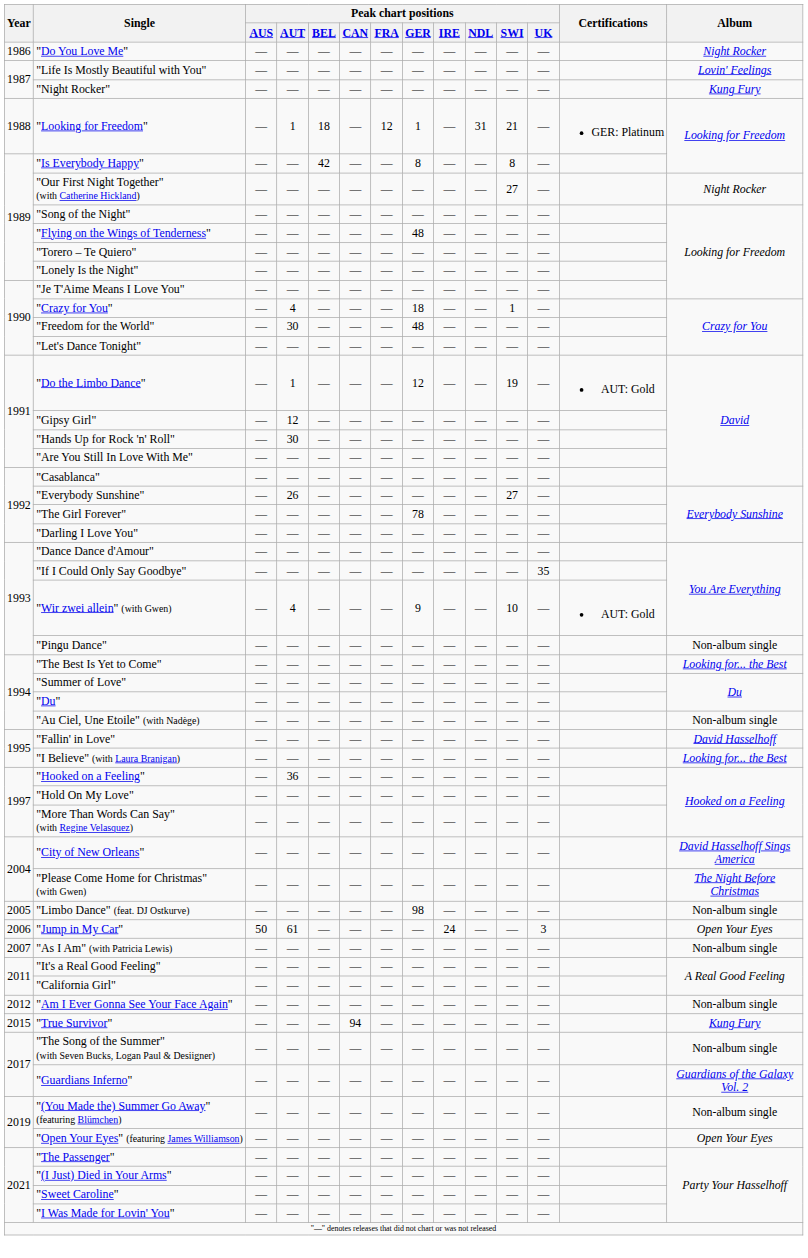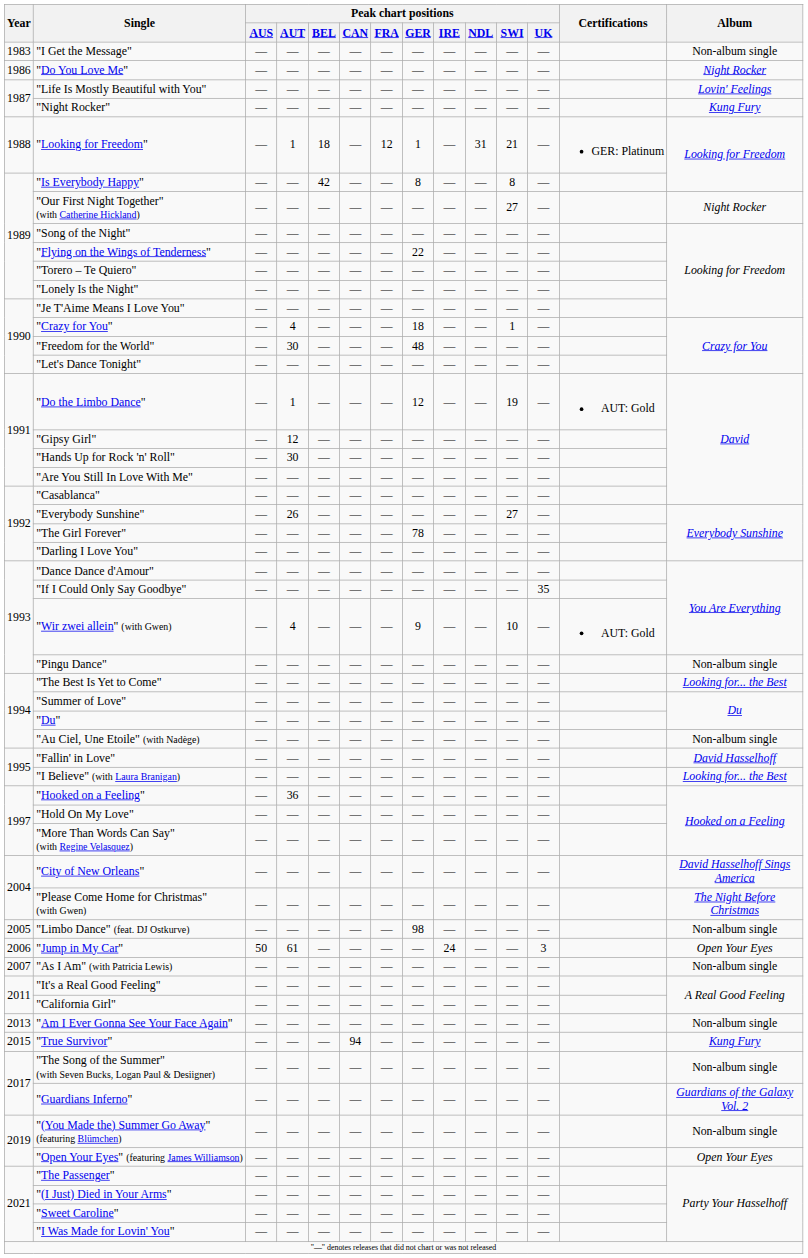+ row: (84, 51)
(418, 233) 48 -> (418, 251) 22
(19, 1004) 2012 -> (19, 1023) 2013
